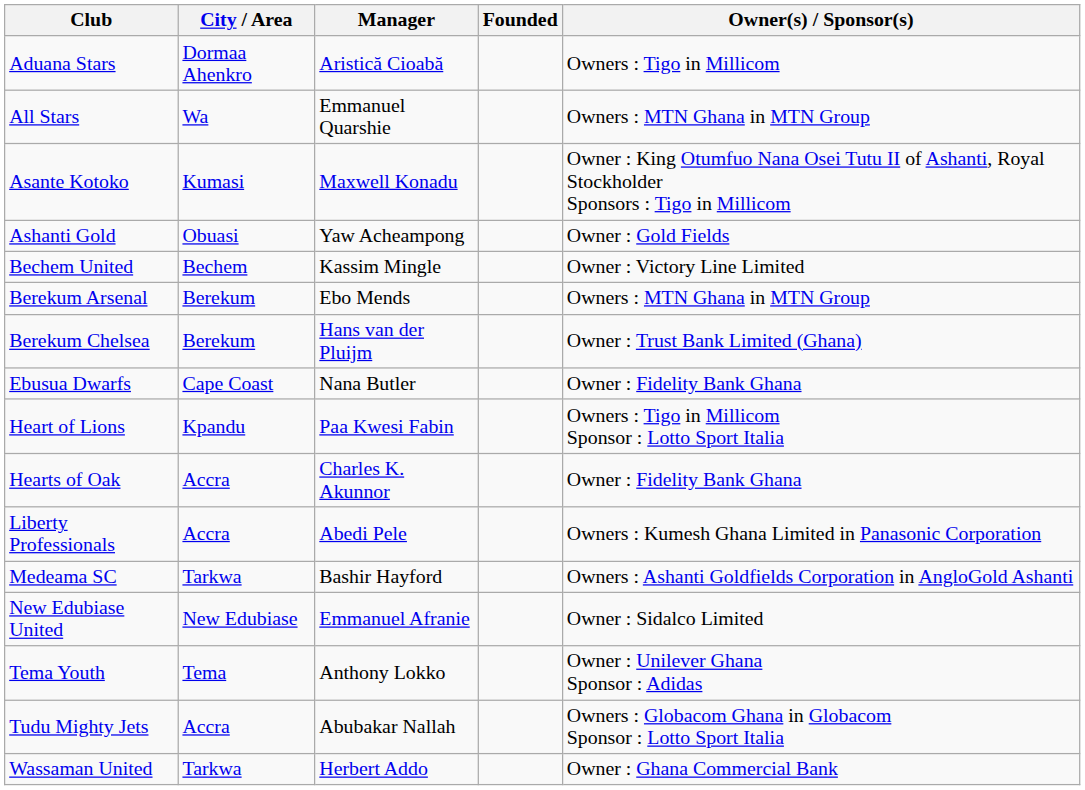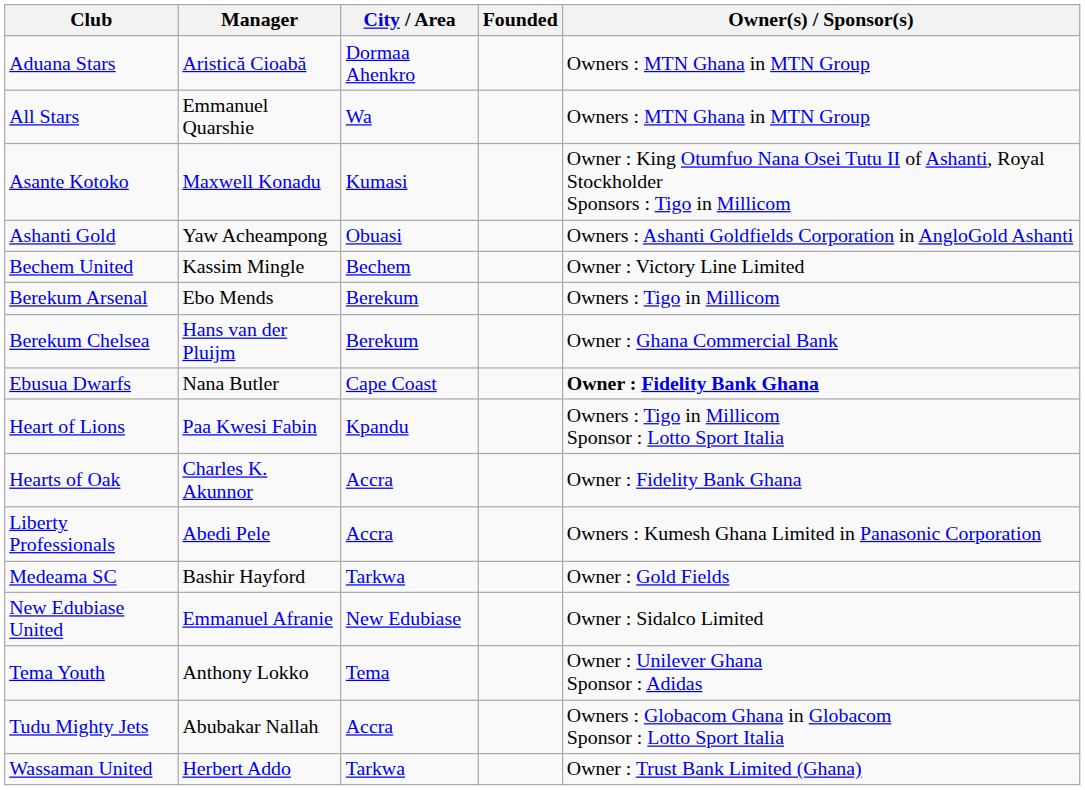columns swapped: (246, 20) <-> (396, 20)
(673, 62) Owners : Tigo in Millicom -> (718, 62) Owners : MTN Ghana in MTN Group
(648, 235) Owner : Gold Fields -> (820, 235) Owners : Ashanti Goldfields Corporation in AngloGold Ashanti
(718, 298) Owners : MTN Ghana in MTN Group -> (673, 298) Owners : Tigo in Millicom
(714, 340) Owner : Trust Bank Limited (Ghana) -> (702, 340) Owner : Ghana Commercial Bank
(684, 383) normal -> (693, 383) bold
(820, 576) Owners : Ashanti Goldfields Corporation in AngloGold Ashanti -> (648, 576) Owner : Gold Fields
(702, 769) Owner : Ghana Commercial Bank -> (714, 769) Owner : Trust Bank Limited (Ghana)
